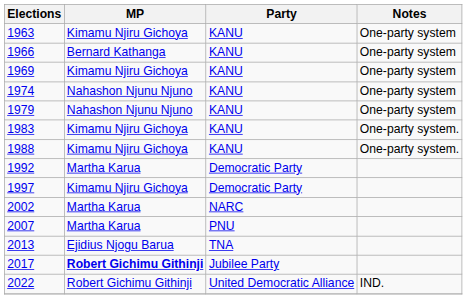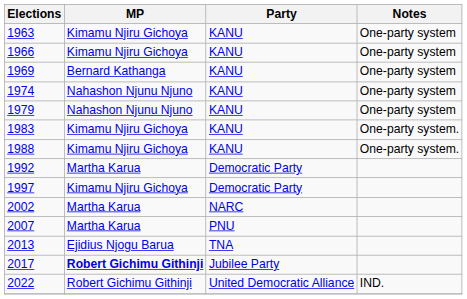(116, 52) Bernard Kathanga -> (127, 52) Kimamu Njiru Gichoya
(127, 71) Kimamu Njiru Gichoya -> (116, 71) Bernard Kathanga
